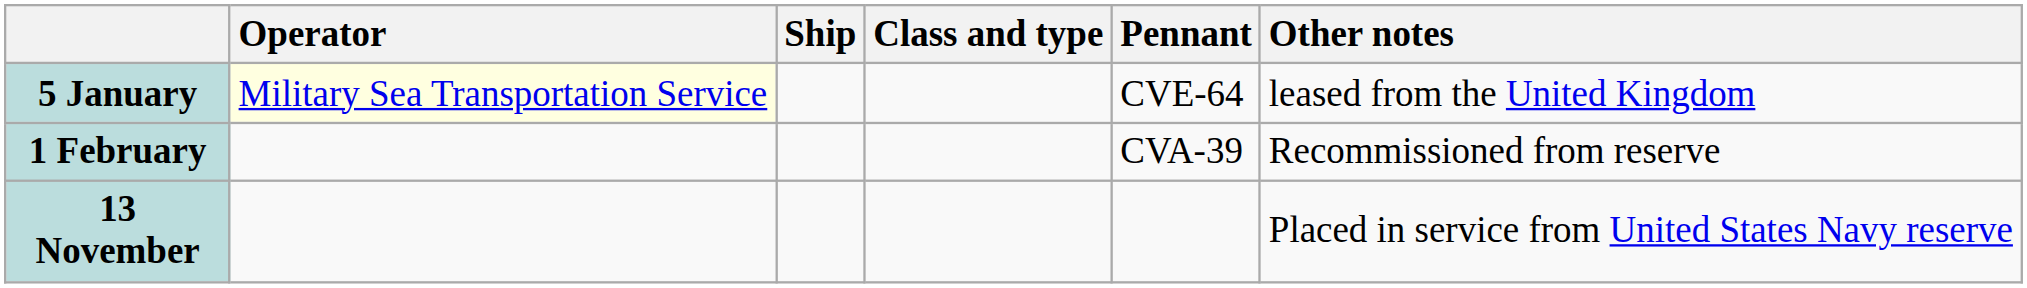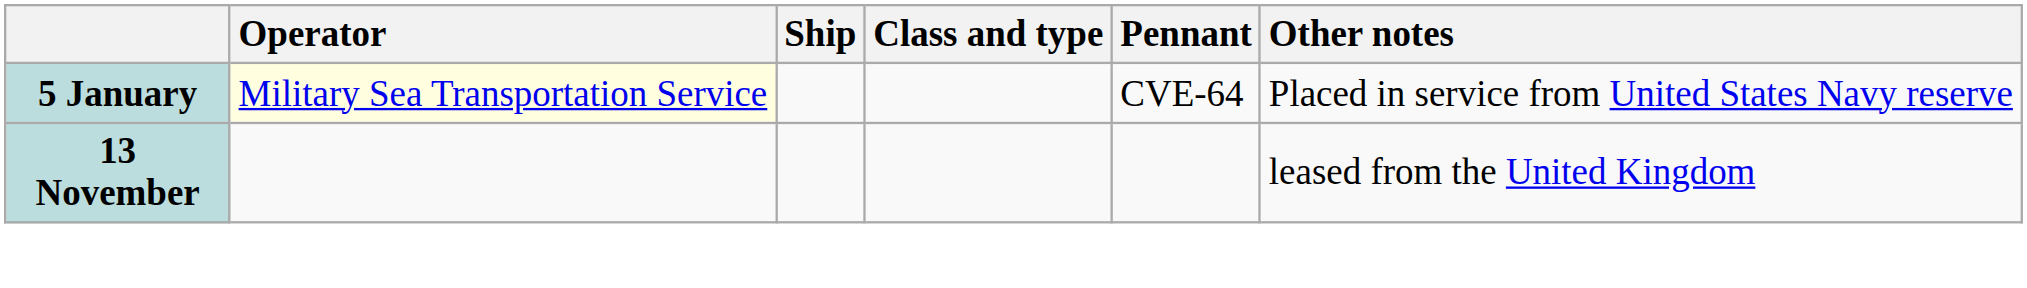(1512, 92) leased from the United Kingdom -> (1641, 92) Placed in service from United States Navy reserve
- row: (118, 151)
(1641, 230) Placed in service from United States Navy reserve -> (1512, 171) leased from the United Kingdom
